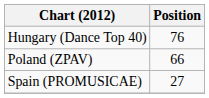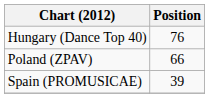(177, 81) 27 -> (177, 81) 39
